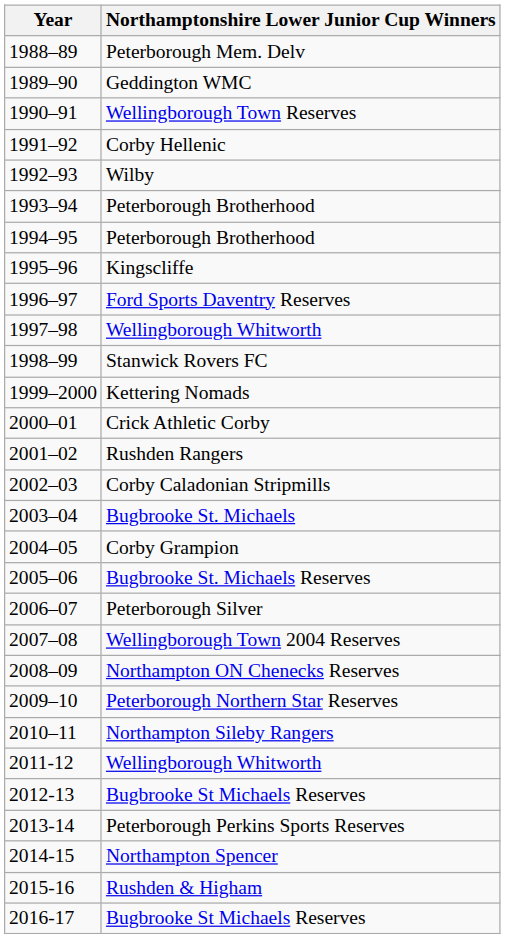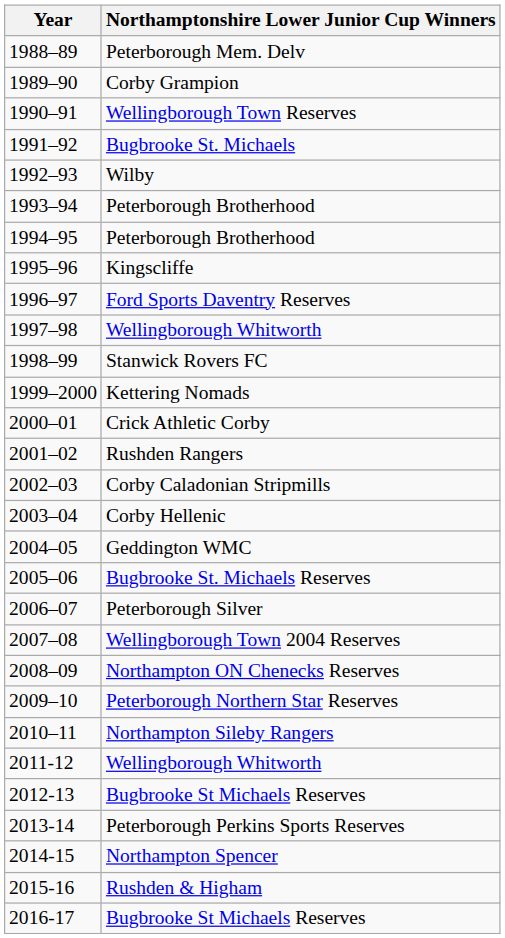(179, 82) Geddington WMC -> (172, 82) Corby Grampion
(166, 144) Corby Hellenic -> (201, 144) Bugbrooke St. Michaels
(201, 515) Bugbrooke St. Michaels -> (166, 515) Corby Hellenic
(172, 546) Corby Grampion -> (179, 546) Geddington WMC
